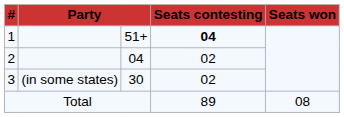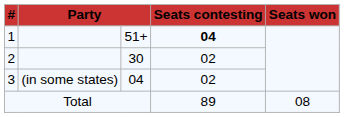(136, 58) 04 -> (136, 58) 30
(136, 79) 30 -> (136, 79) 04
